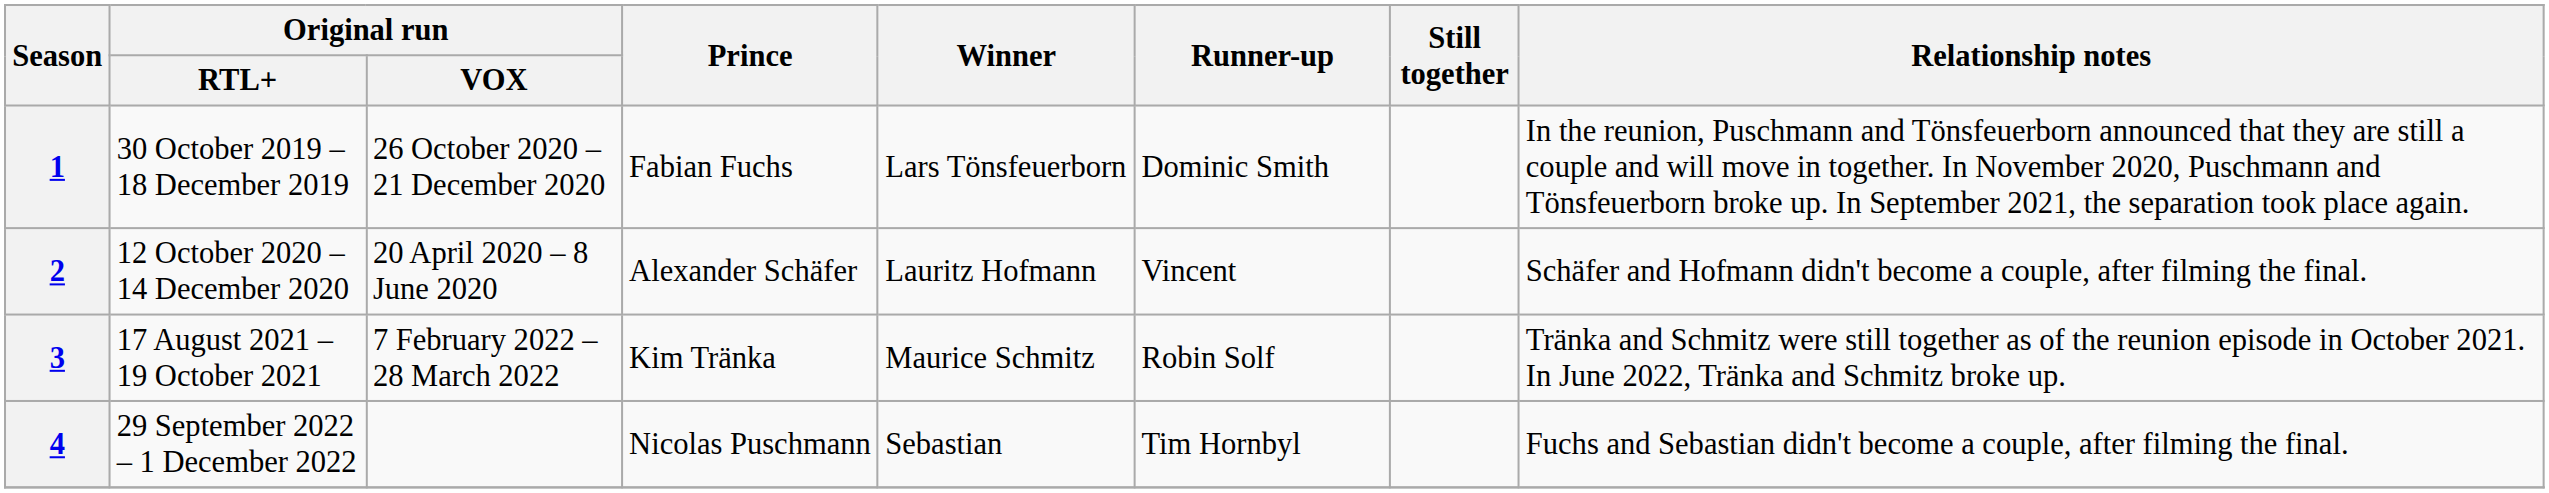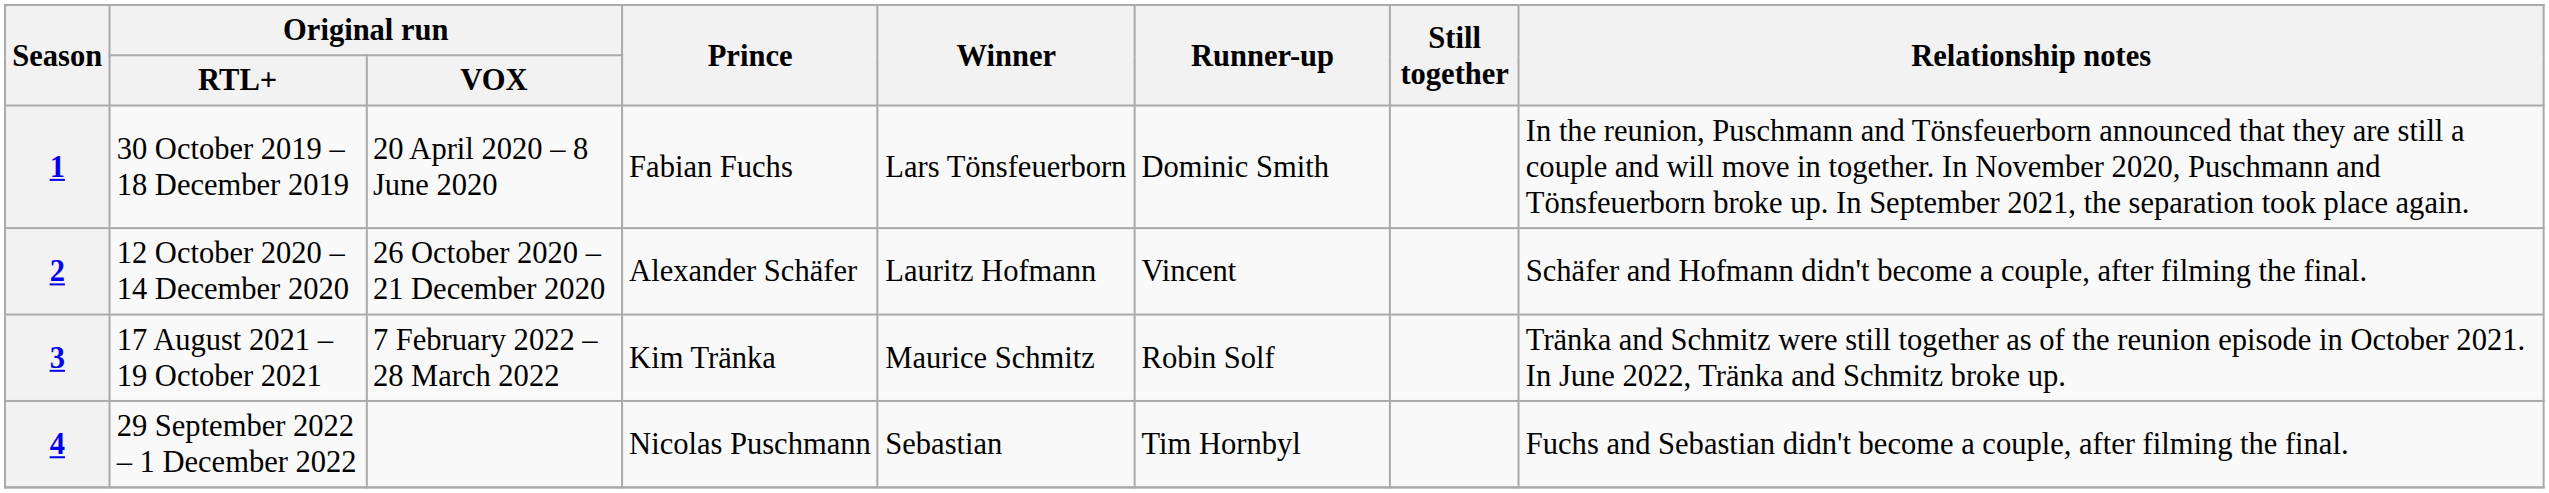(489, 166) 26 October 2020 – 21 December 2020 -> (481, 166) 20 April 2020 – 8 June 2020
(481, 271) 20 April 2020 – 8 June 2020 -> (489, 271) 26 October 2020 – 21 December 2020
